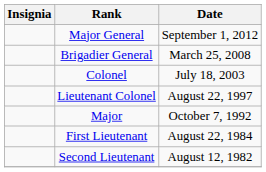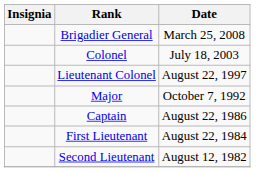- row: (107, 34)
+ row: (107, 116)
